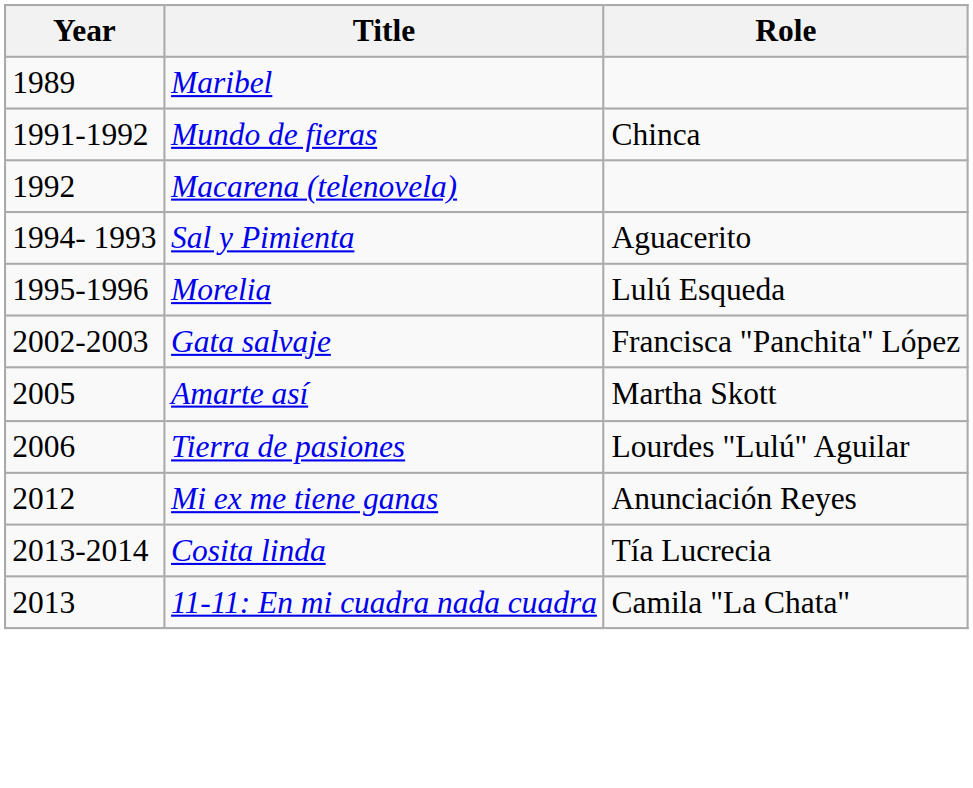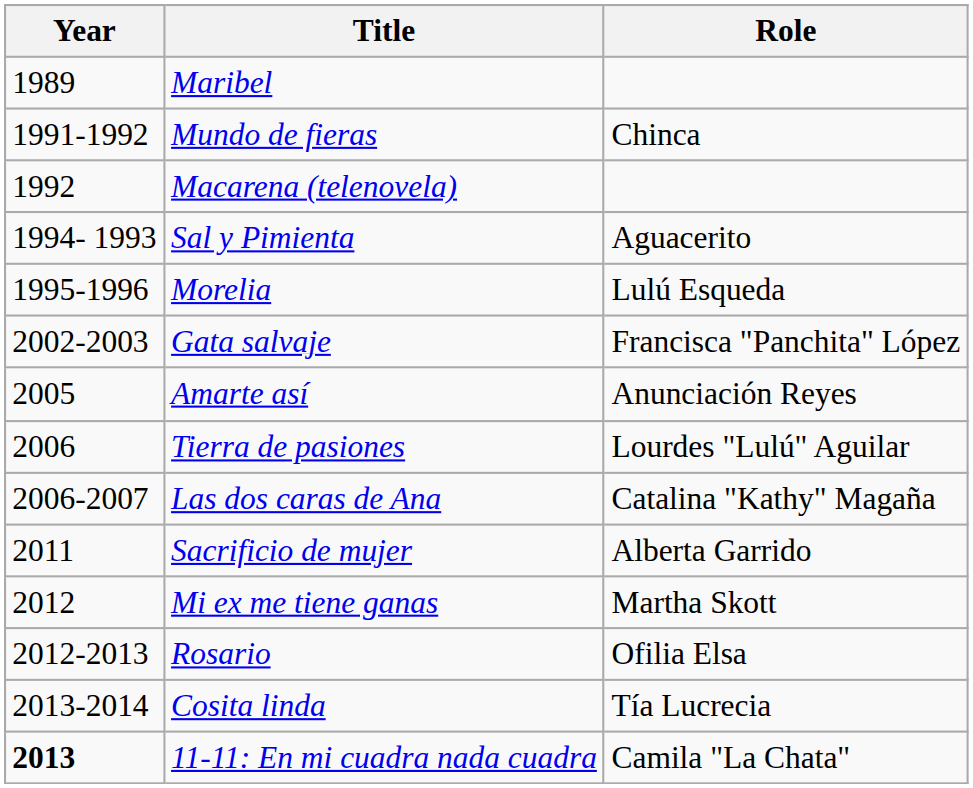(694, 393) Martha Skott -> (734, 393) Anunciación Reyes
+ row: (306, 497)
+ row: (292, 549)
(734, 497) Anunciación Reyes -> (694, 601) Martha Skott
+ row: (221, 653)
(44, 601) normal -> (44, 756) bold
